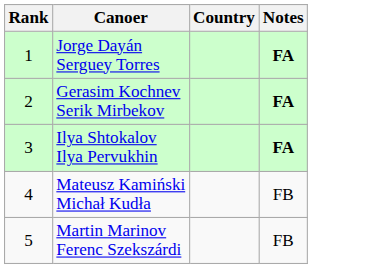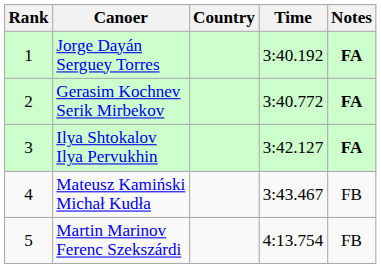+ column: (293, 18)
